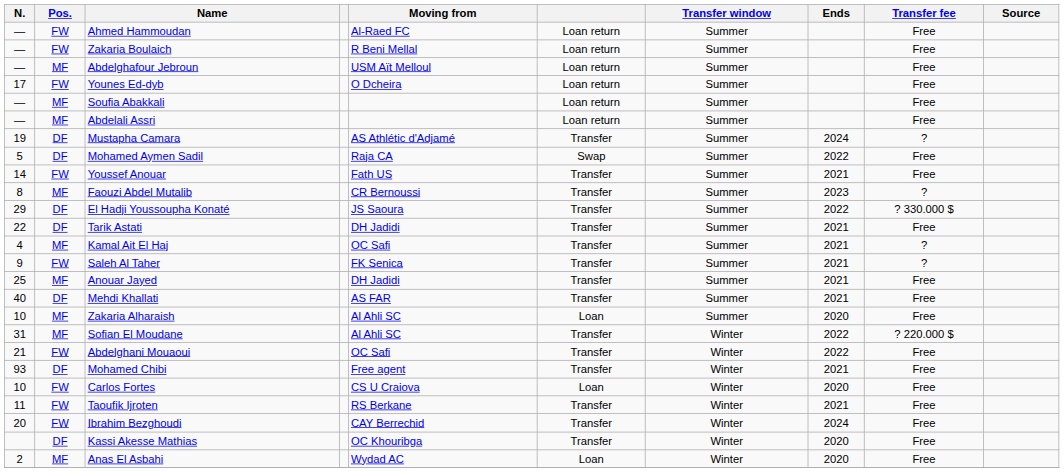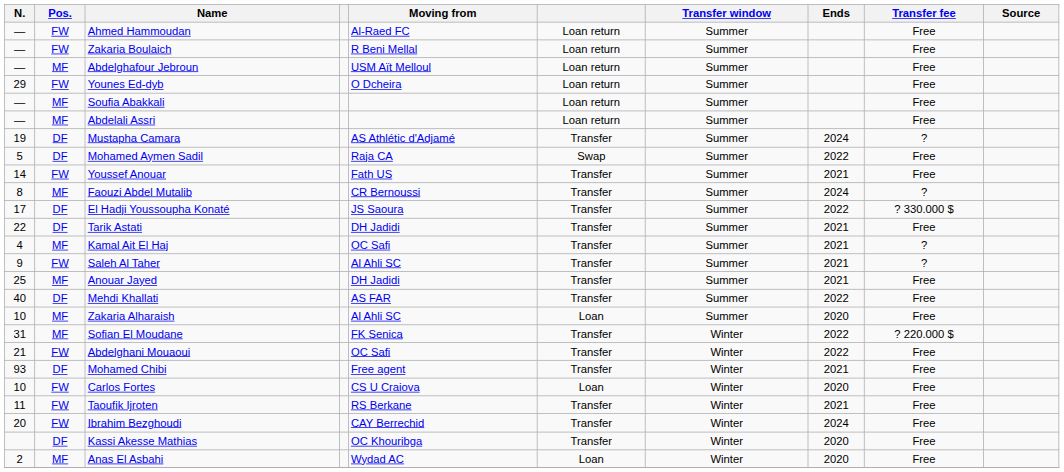(20, 85) 17 -> (20, 85) 29
(836, 192) 2023 -> (836, 192) 2024
(20, 209) 29 -> (20, 209) 17
(377, 263) FK Senica -> (376, 263) Al Ahli SC
(836, 298) 2021 -> (836, 298) 2022
(376, 334) Al Ahli SC -> (377, 334) FK Senica
